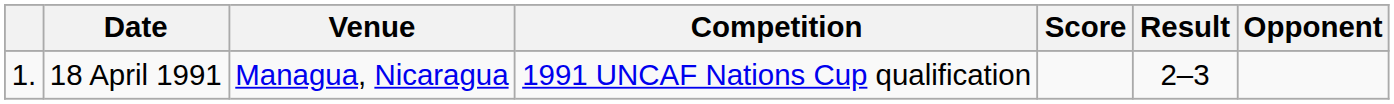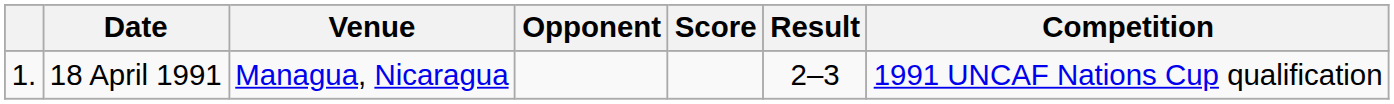columns swapped: (1313, 27) <-> (777, 27)
